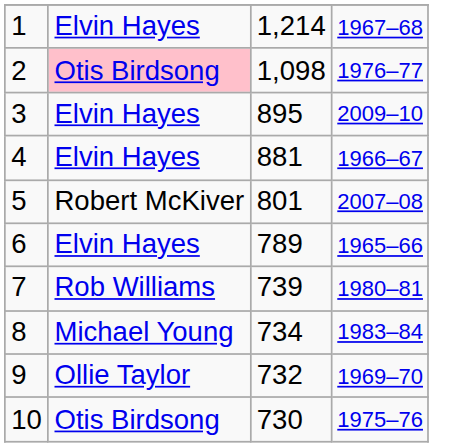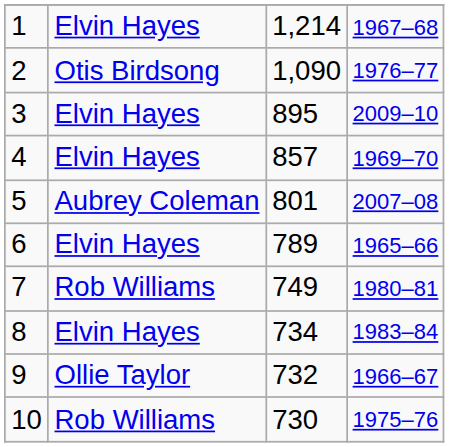(137, 69) pink background -> (137, 69) no background
(291, 69) 1,098 -> (307, 69) 1,090
(280, 157) 881 -> (295, 157) 857
(380, 158) 1966–67 -> (395, 158) 1969–70
(149, 200) Robert McKiver -> (157, 200) Aubrey Coleman
(280, 288) 739 -> (295, 288) 749
(144, 331) Michael Young -> (127, 331) Elvin Hayes
(380, 376) 1969–70 -> (395, 376) 1966–67
(137, 419) Otis Birdsong -> (135, 419) Rob Williams
